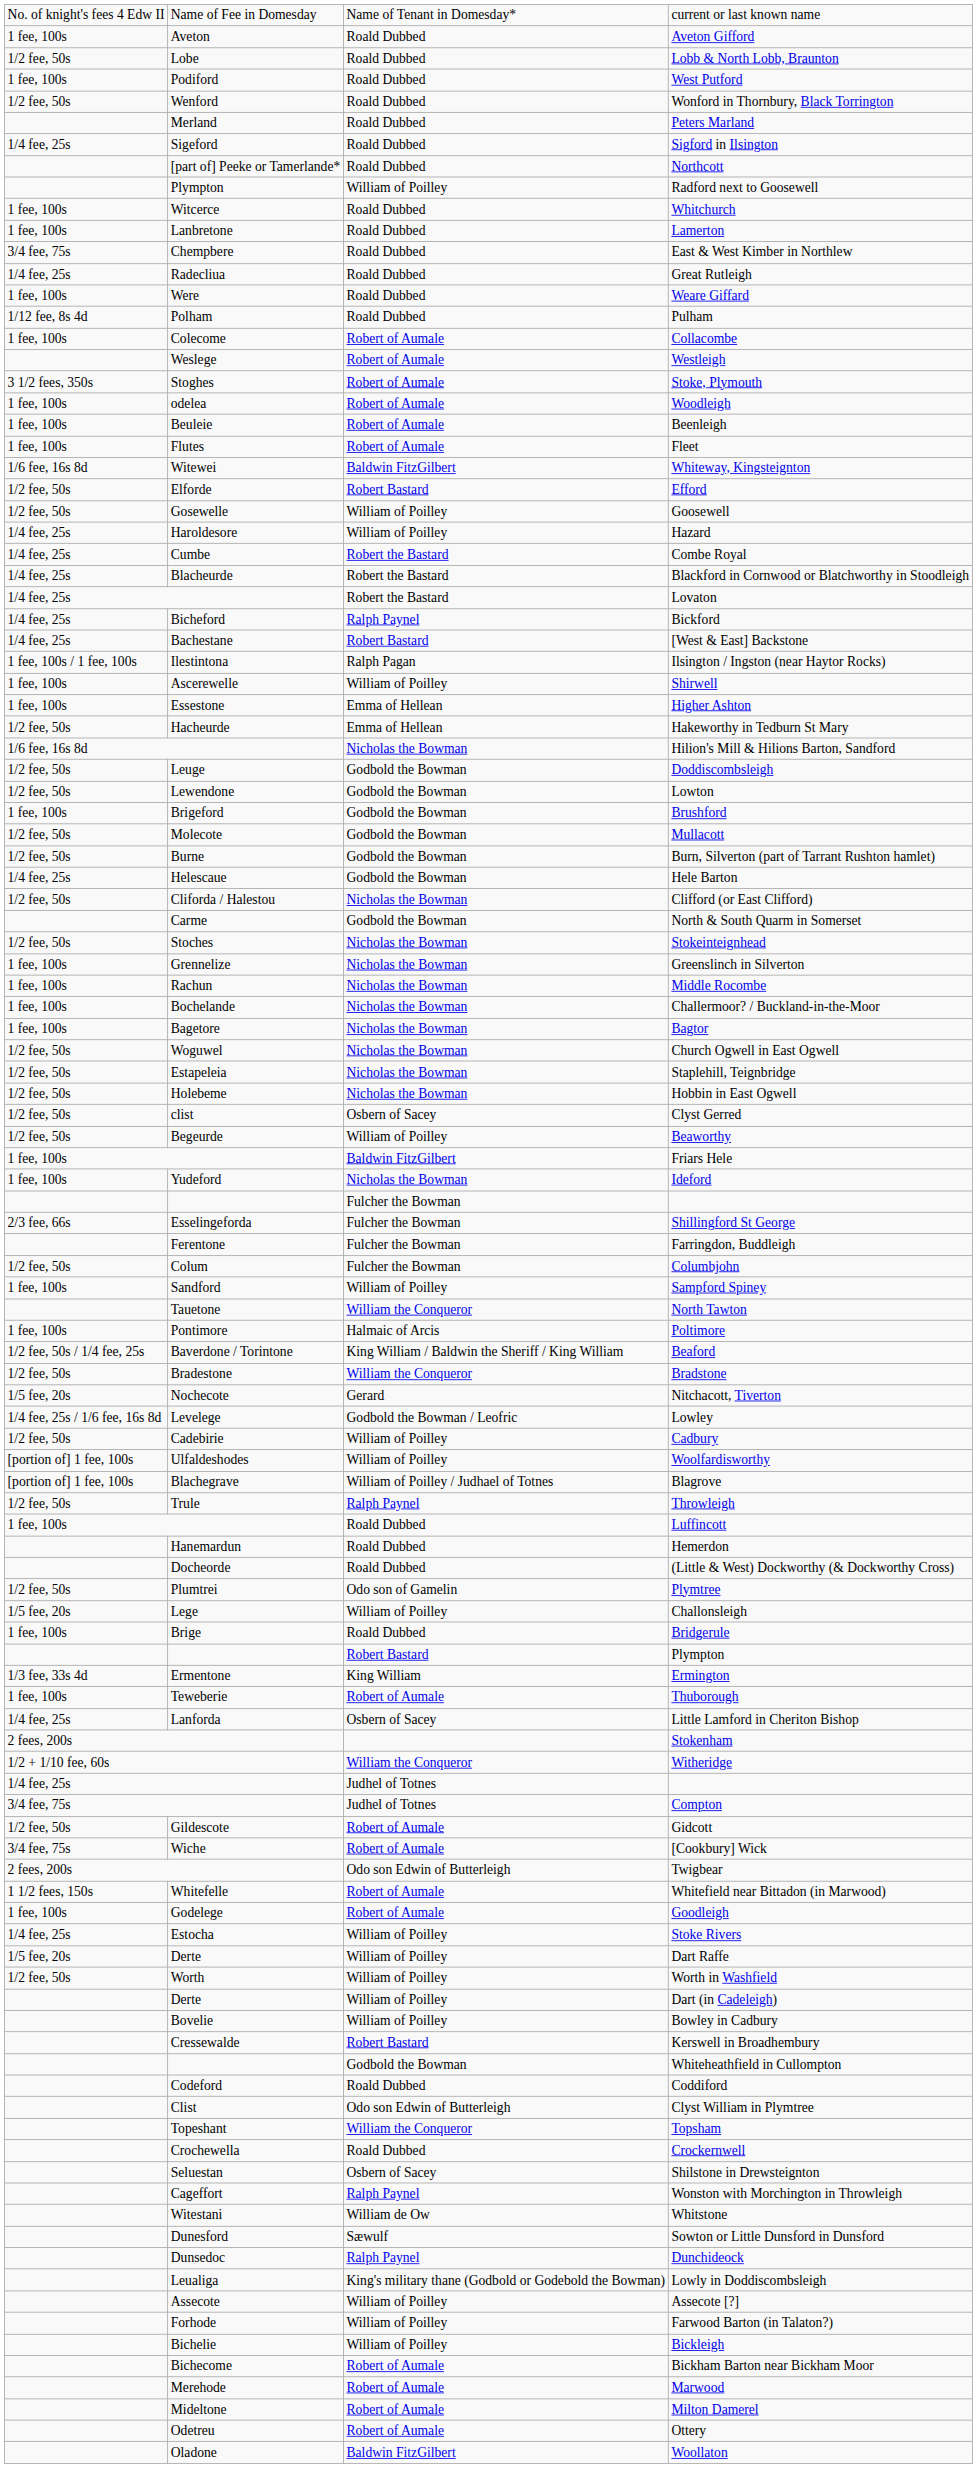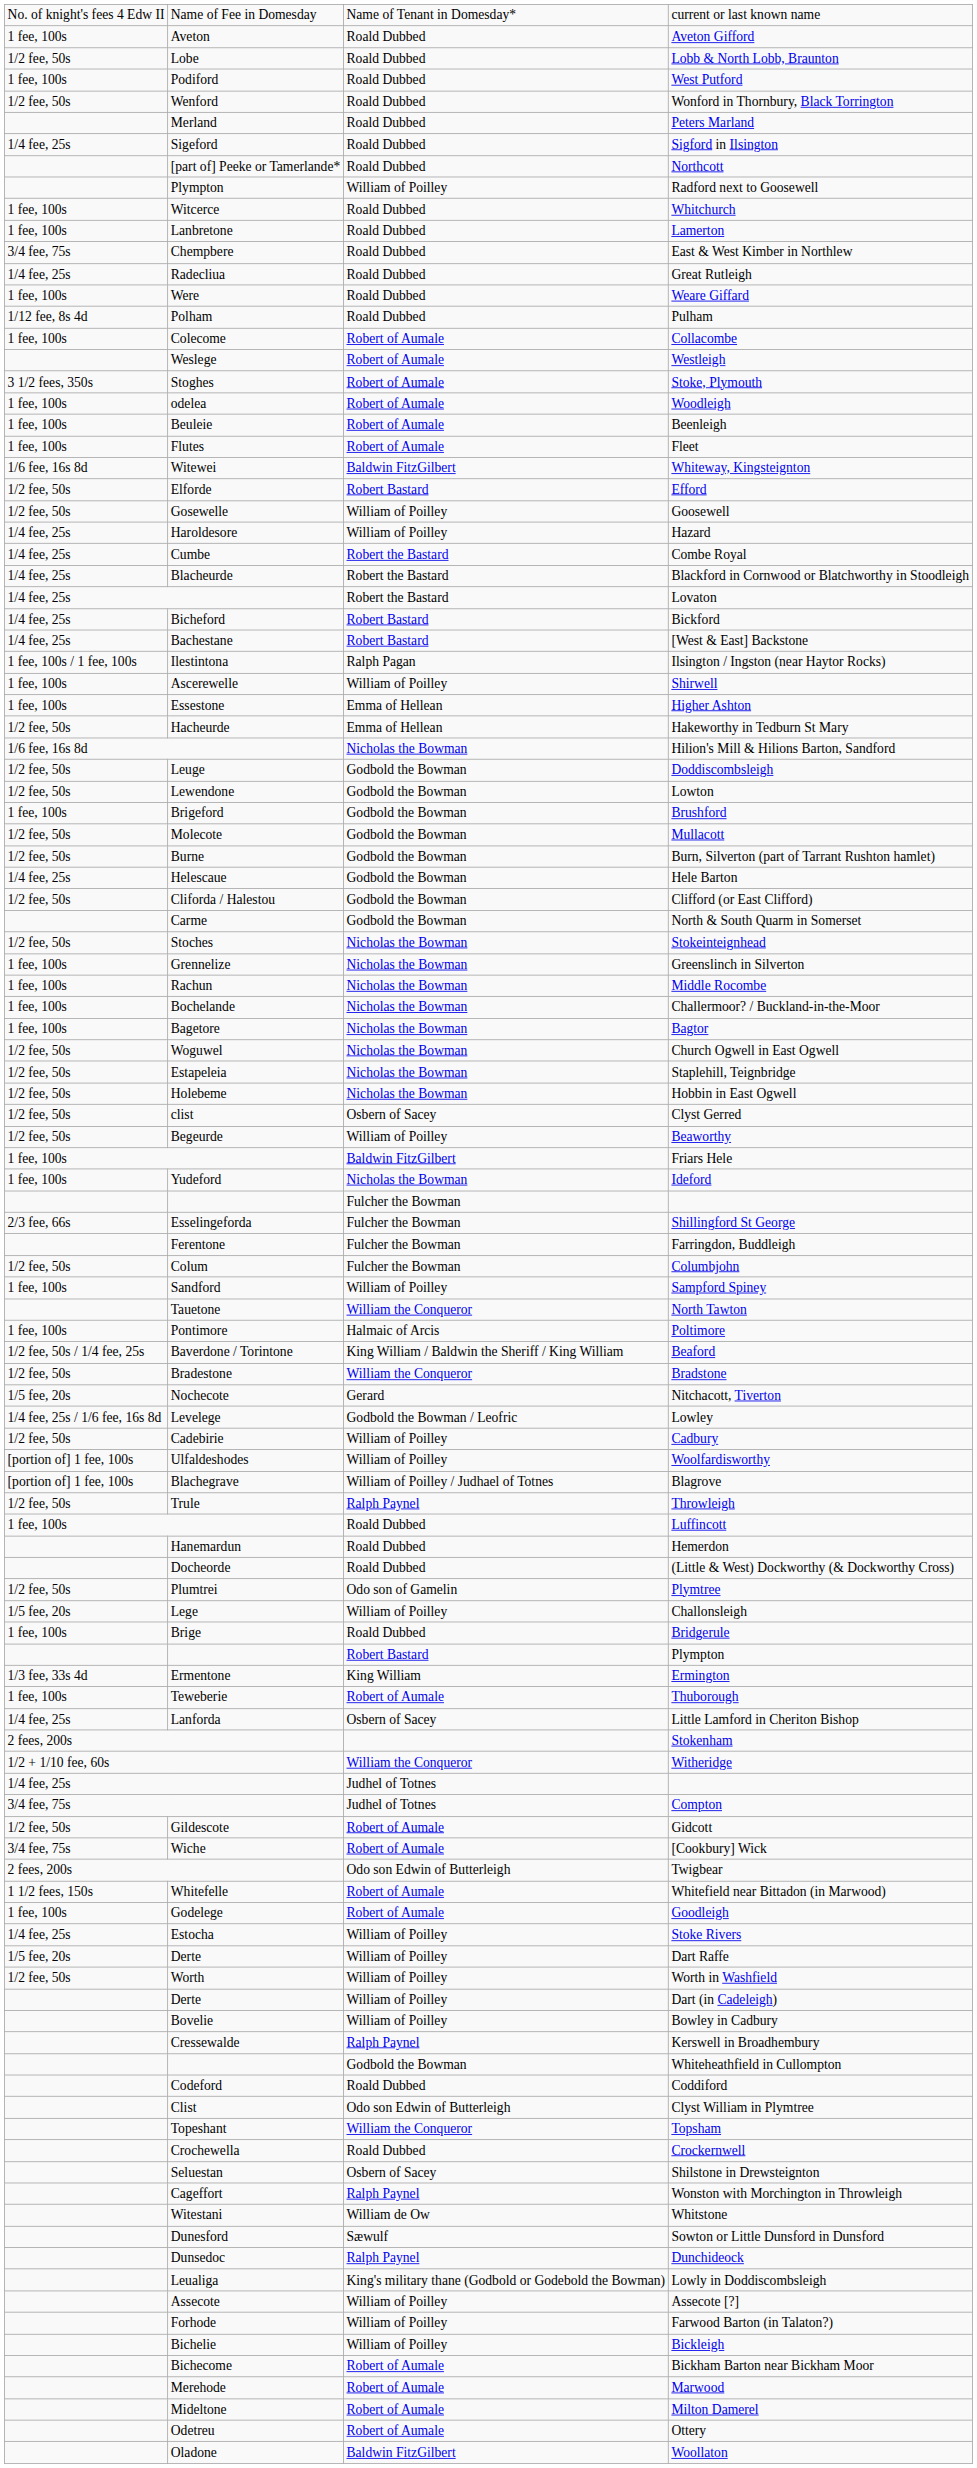(383, 619) Ralph Paynel -> (387, 619) Robert Bastard
(407, 899) Nicholas the Bowman -> (407, 899) Godbold the Bowman
(387, 2042) Robert Bastard -> (383, 2042) Ralph Paynel
